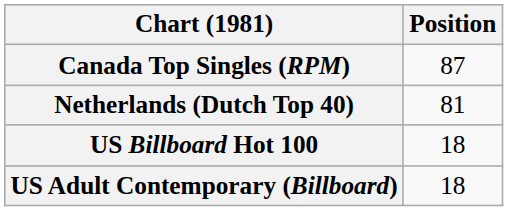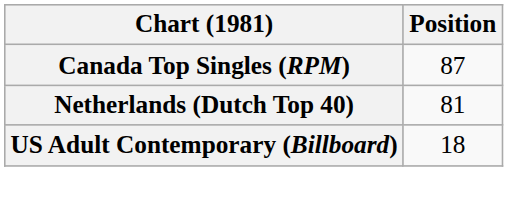- row: (204, 144)
